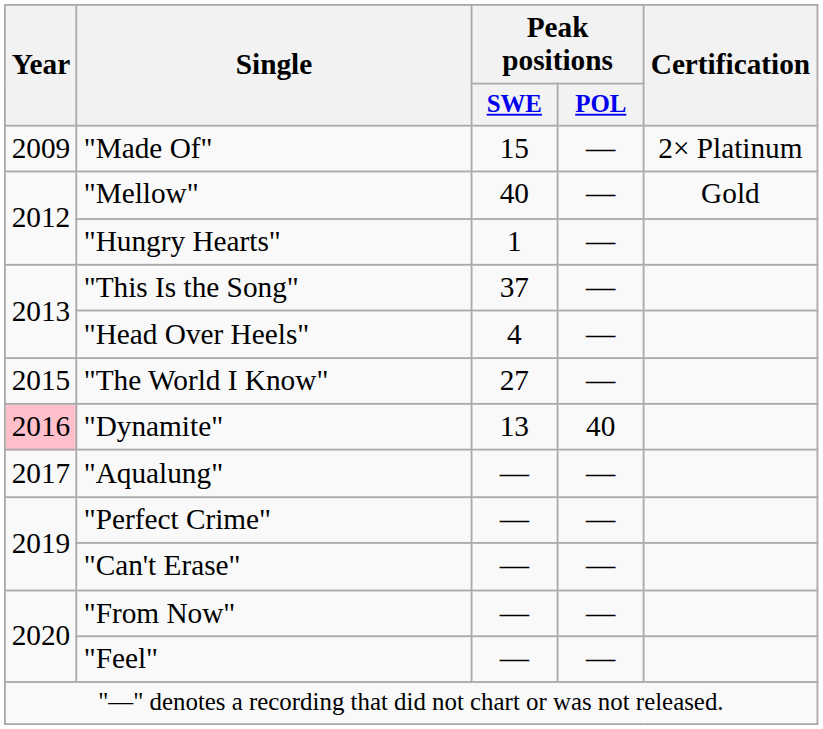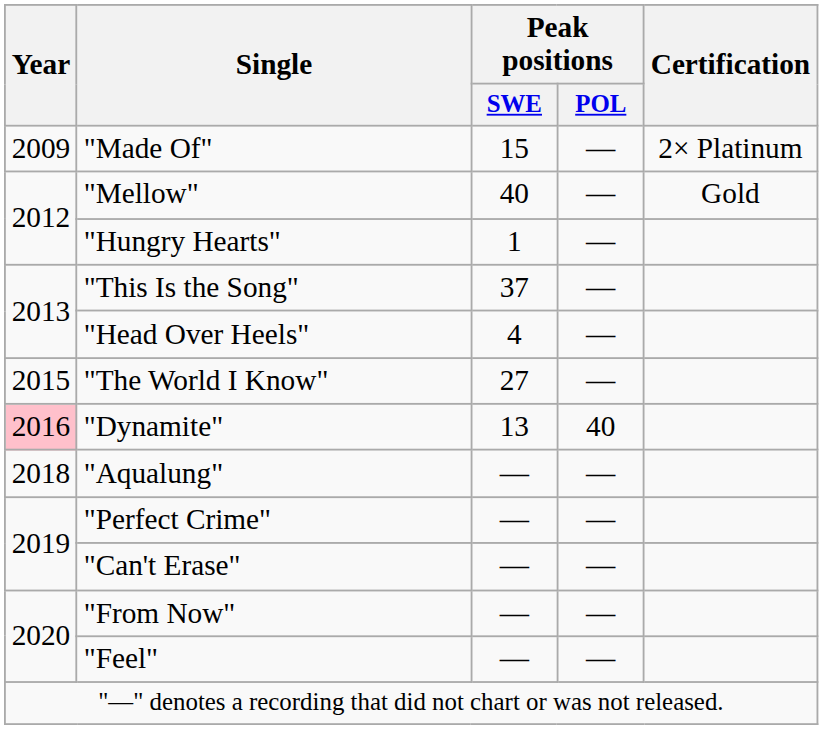(41, 473) 2017 -> (41, 473) 2018
